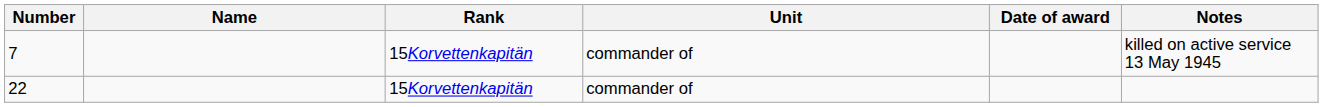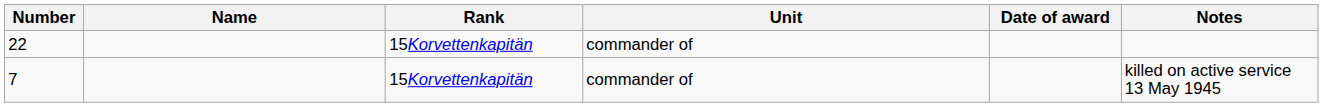rows swapped: (13, 53) <-> (18, 89)
